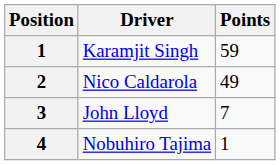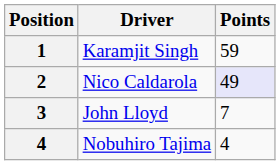(229, 82) no background -> (229, 82) lavender background
(225, 144) 1 -> (225, 144) 4
